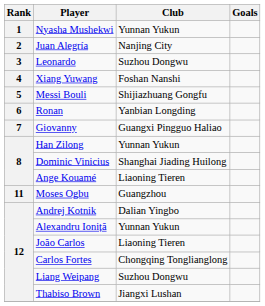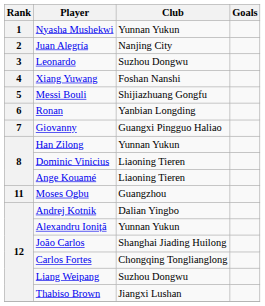(172, 161) Shanghai Jiading Huilong -> (152, 161) Liaoning Tieren
(152, 243) Liaoning Tieren -> (172, 243) Shanghai Jiading Huilong
